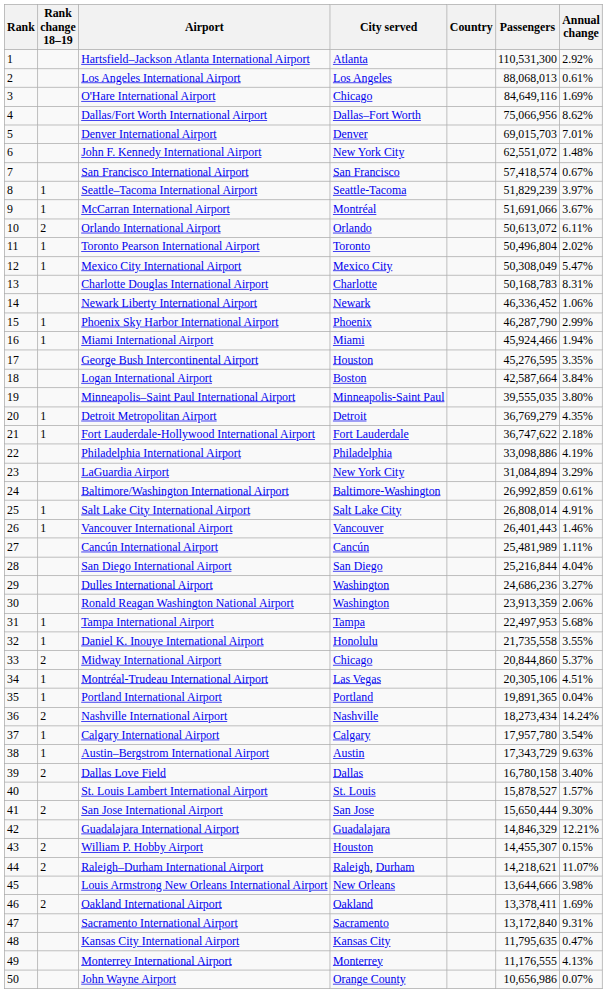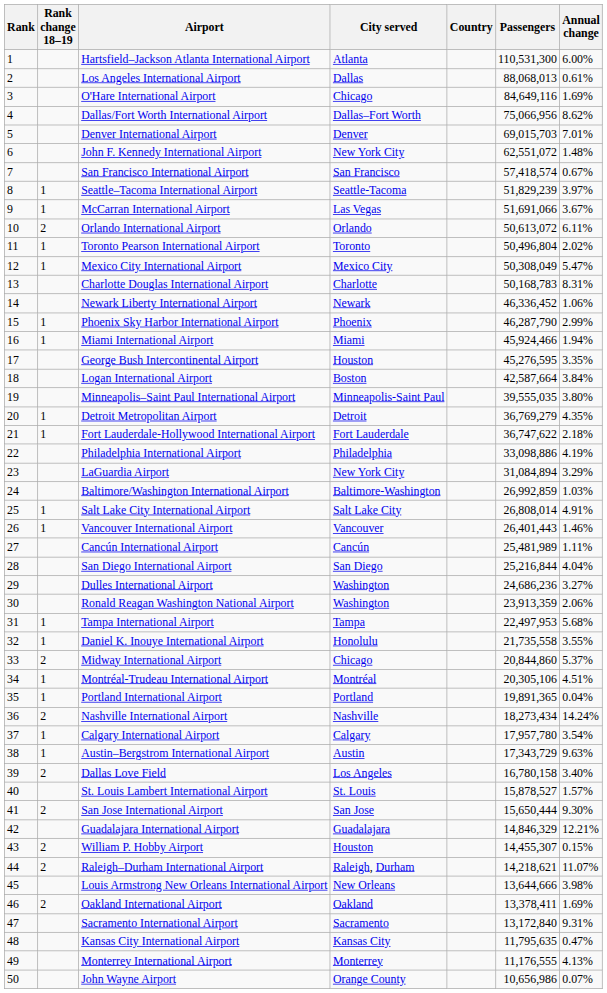(578, 59) 2.92% -> (578, 59) 6.00%
(362, 78) Los Angeles -> (348, 78) Dallas
(355, 209) Montréal -> (357, 209) Las Vegas
(578, 491) 0.61% -> (578, 491) 1.03%
(357, 678) Las Vegas -> (355, 678) Montréal
(348, 772) Dallas -> (362, 772) Los Angeles
